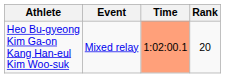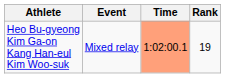(205, 47) 20 -> (205, 47) 19
